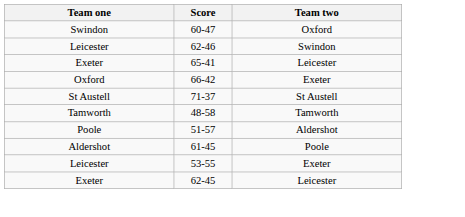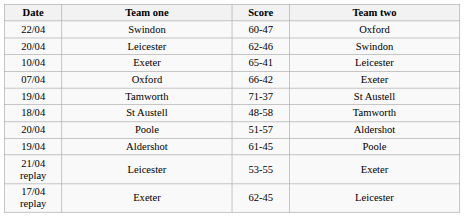+ column: (33, 12)
(89, 96) St Austell -> (147, 96) Tamworth
(89, 113) Tamworth -> (147, 113) St Austell
